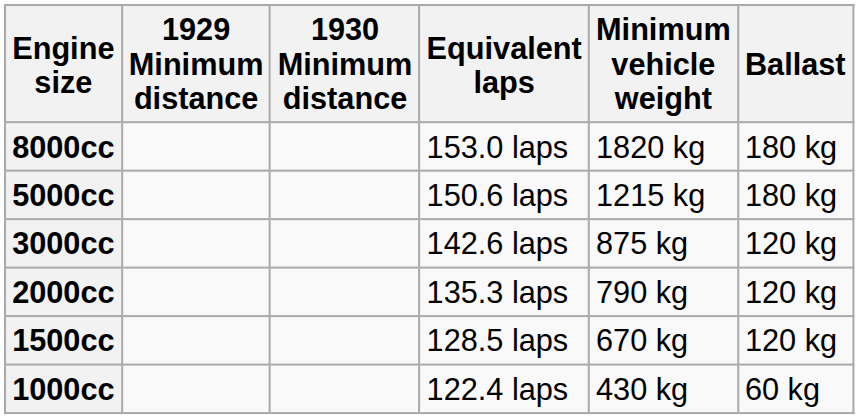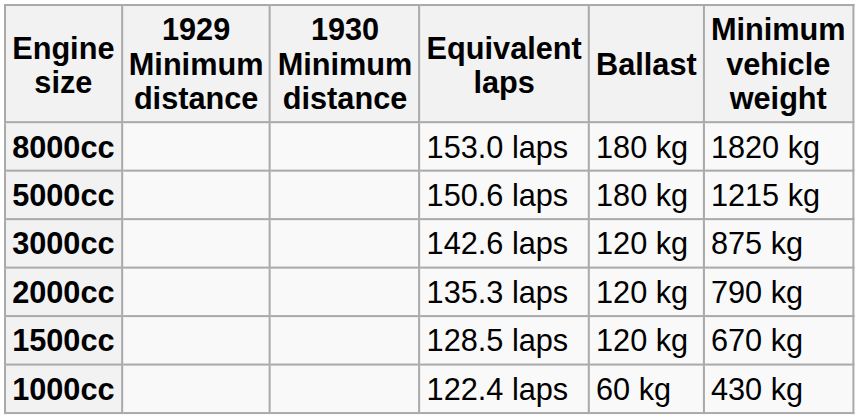columns swapped: (663, 64) <-> (795, 64)
